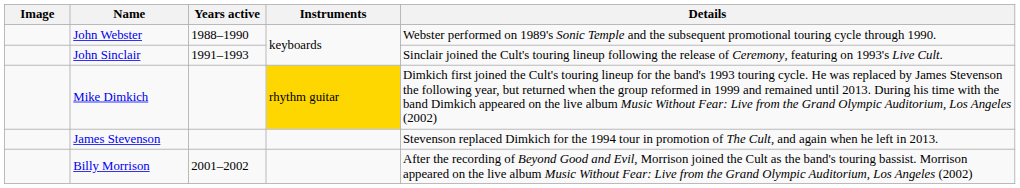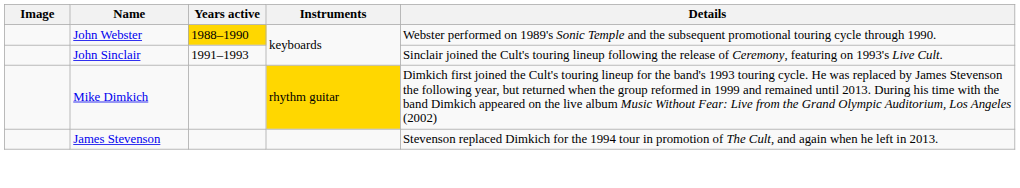(220, 34) no background -> (220, 34) gold background
- row: (111, 166)
